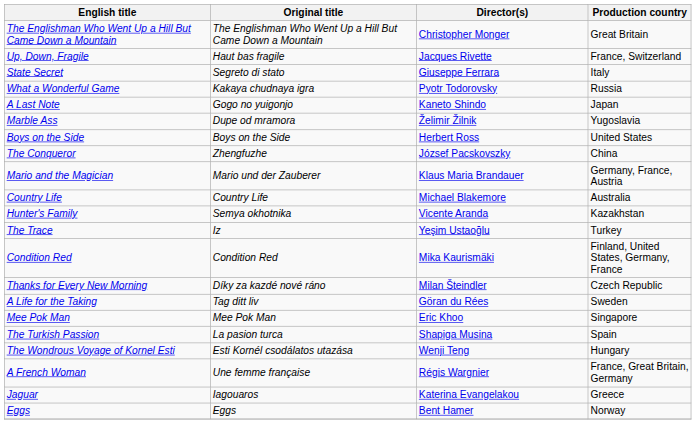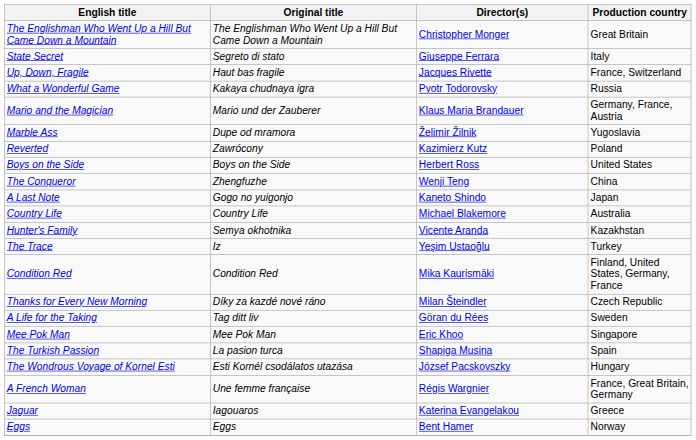rows swapped: (48, 56) <-> (35, 72)
rows swapped: (60, 176) <-> (33, 105)
+ row: (27, 149)
(465, 154) József Pacskovszky -> (444, 181) Wenji Teng
(444, 351) Wenji Teng -> (465, 367) József Pacskovszky
